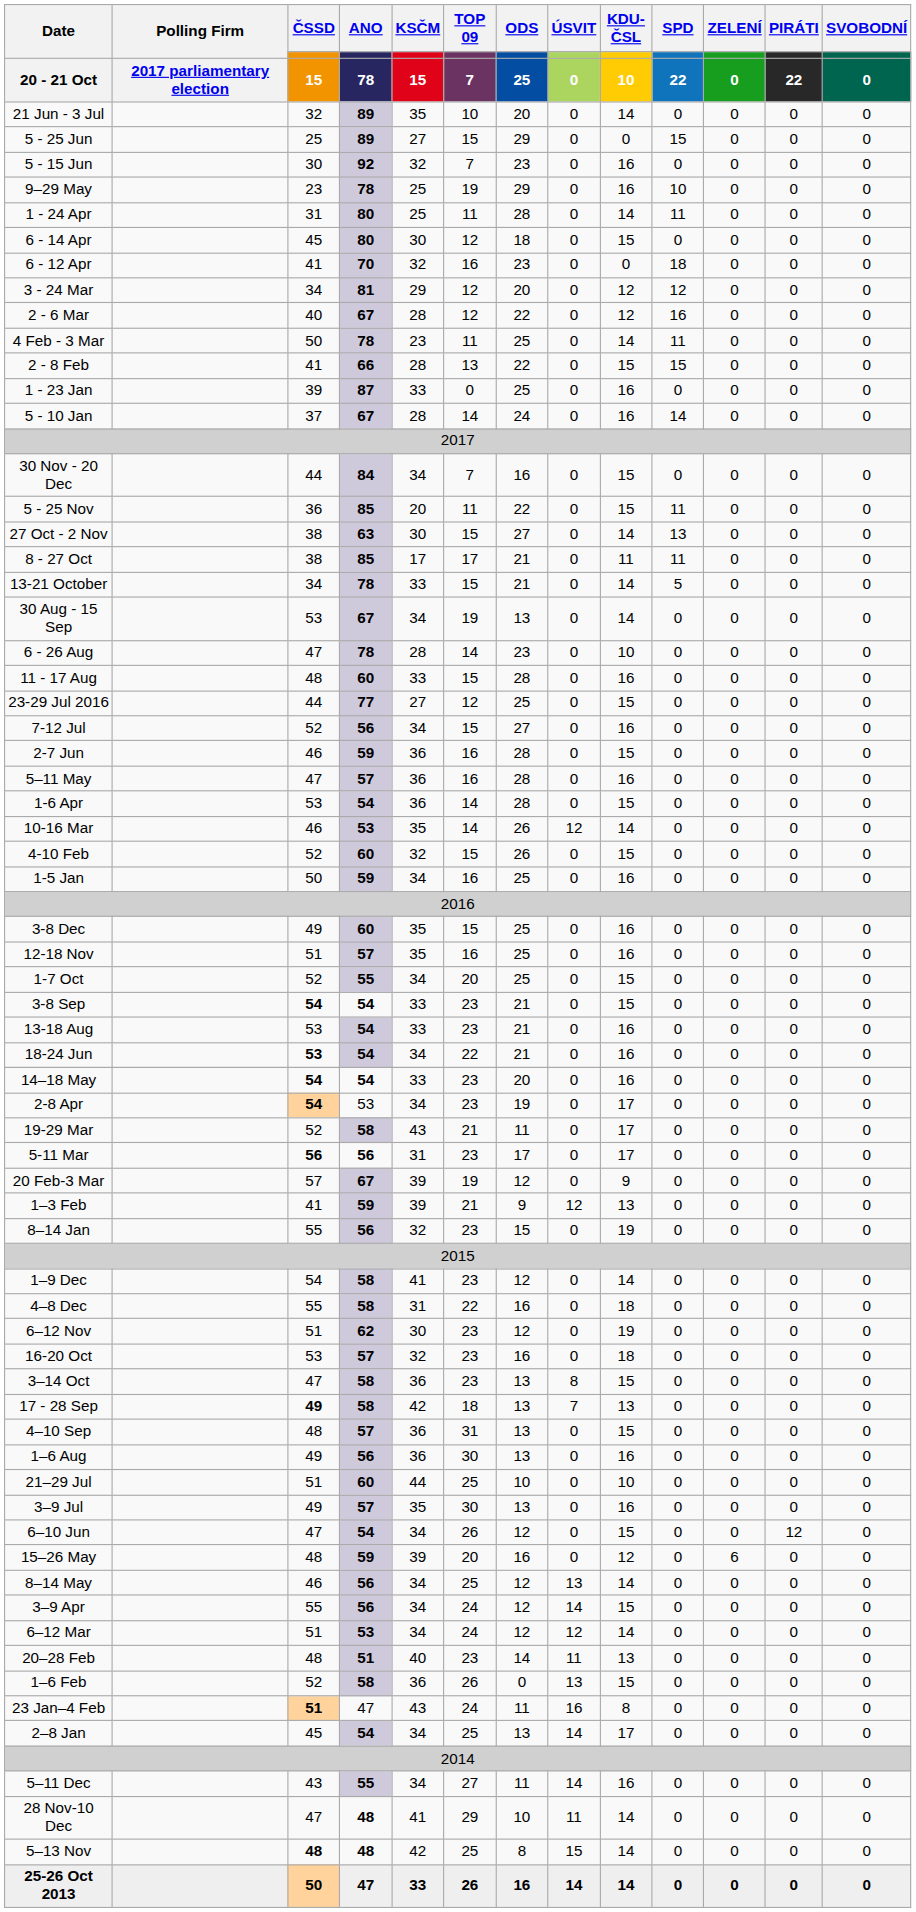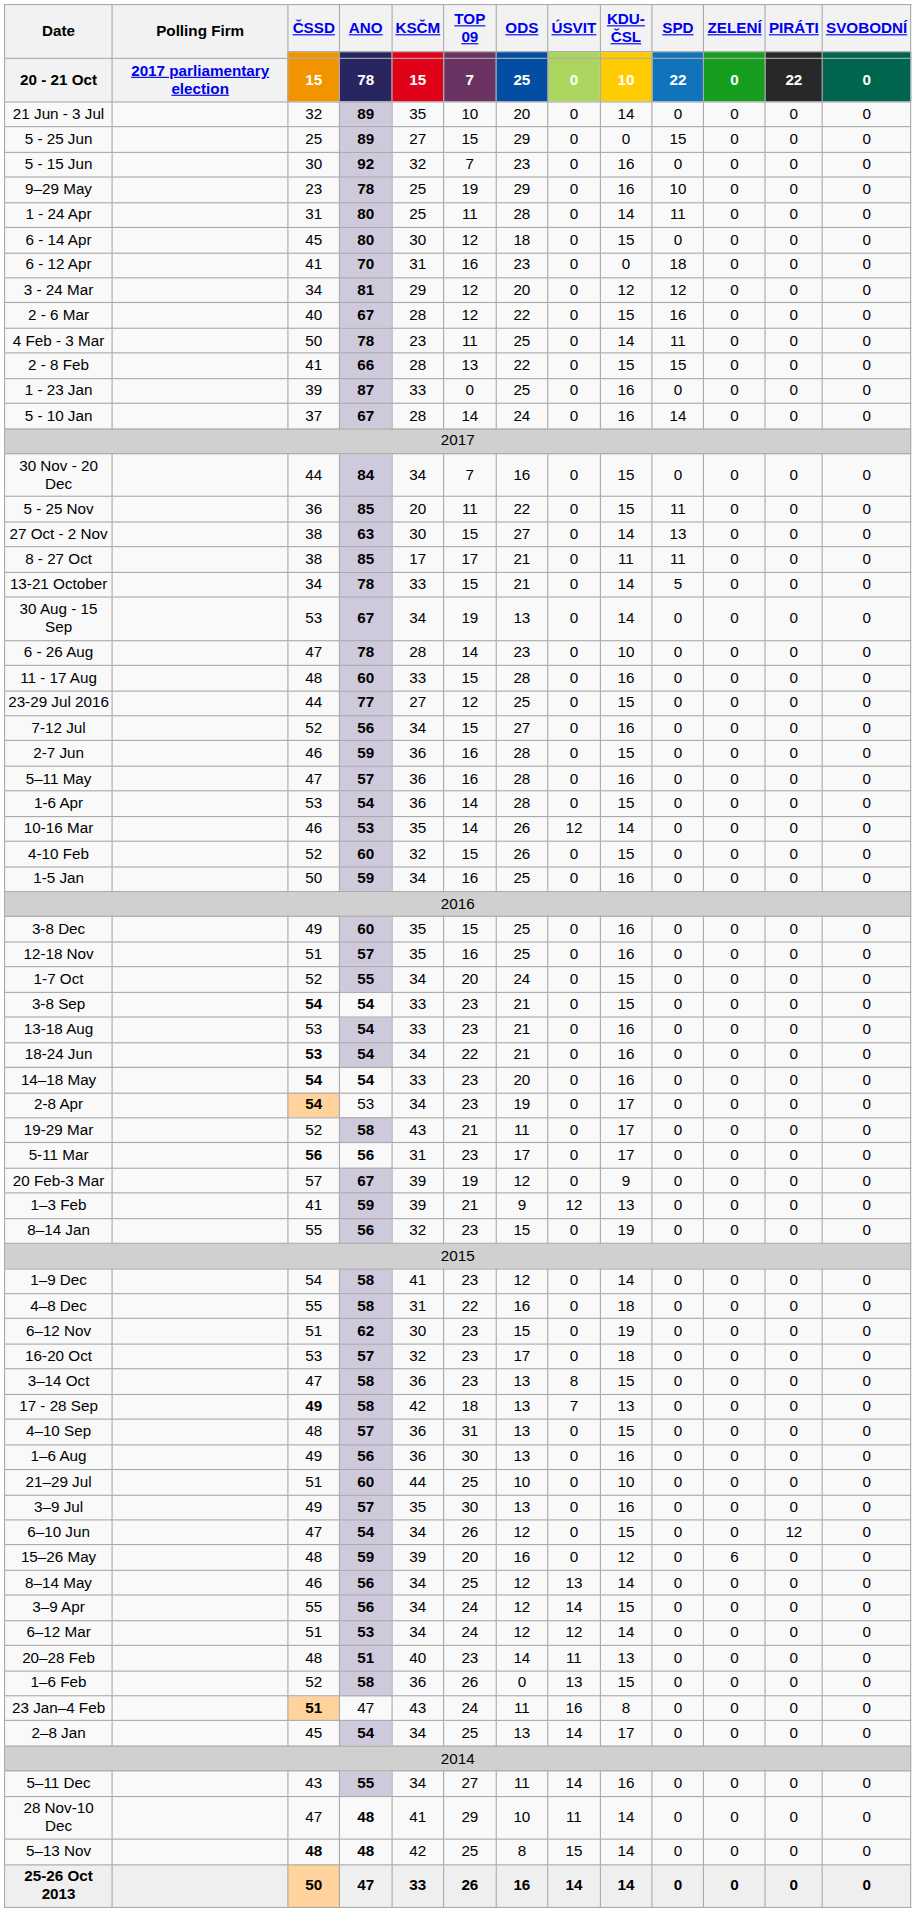(418, 264) 32 -> (418, 264) 31
(626, 314) 12 -> (626, 314) 15
(522, 979) 25 -> (522, 979) 24
(522, 1330) 12 -> (522, 1330) 15
(522, 1356) 16 -> (522, 1356) 17
